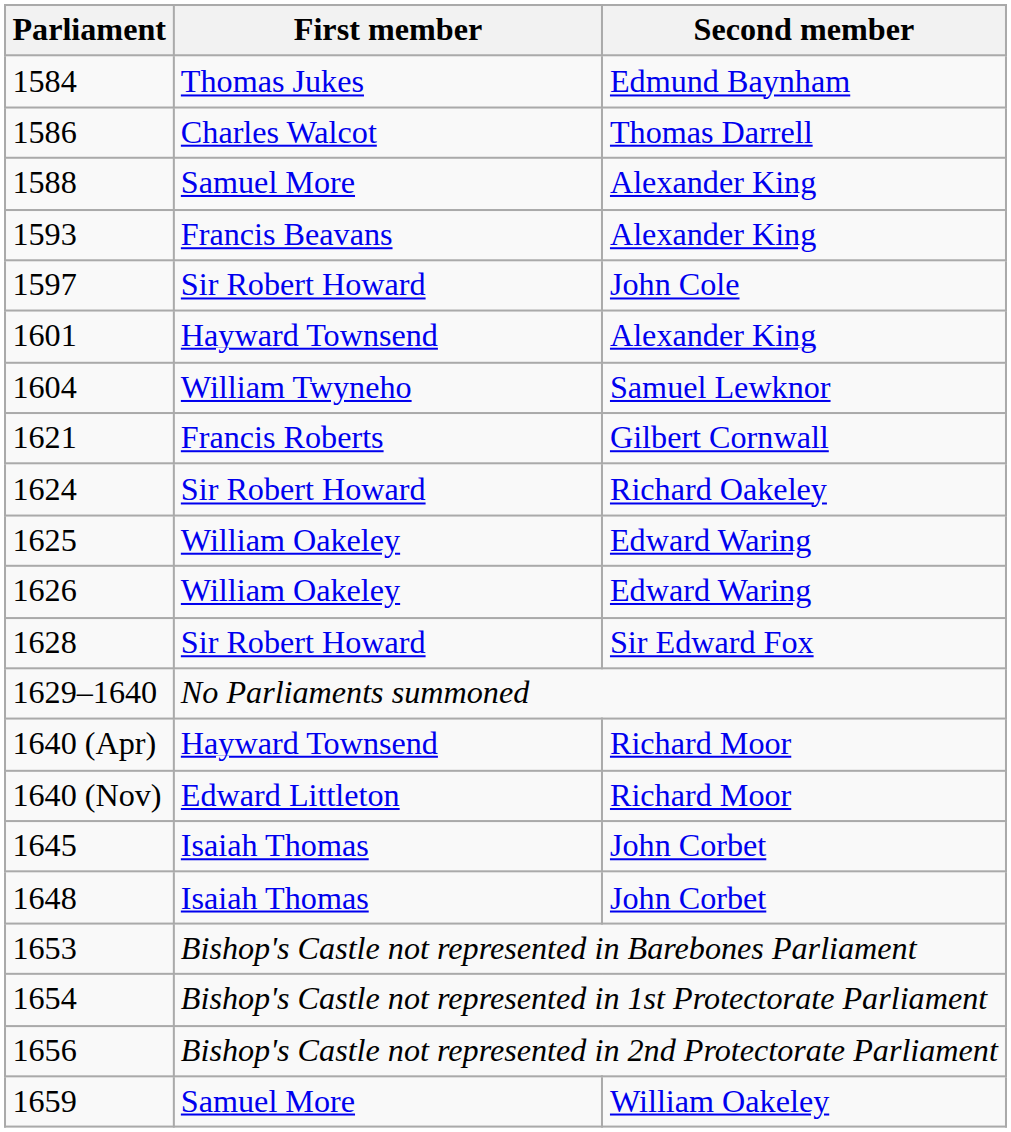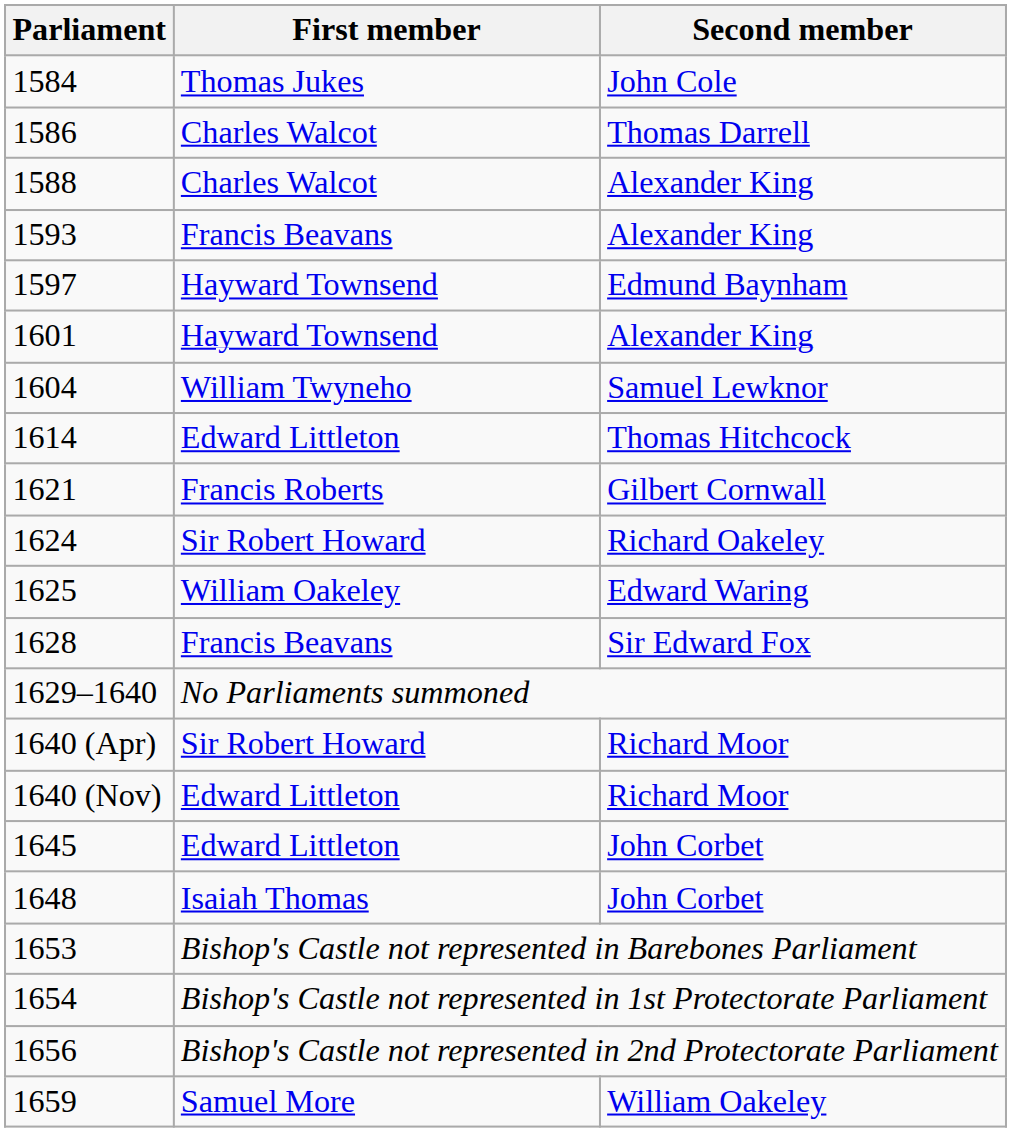(730, 81) Edmund Baynham -> (672, 81) John Cole
(268, 183) Samuel More -> (279, 183) Charles Walcot
(303, 285) Sir Robert Howard -> (309, 285) Hayward Townsend
(675, 285) John Cole -> (727, 285) Edmund Baynham
+ row: (45, 438)
- row: (45, 591)
(303, 642) Sir Robert Howard -> (287, 642) Francis Beavans
(309, 744) Hayward Townsend -> (303, 744) Sir Robert Howard
(275, 846) Isaiah Thomas -> (290, 846) Edward Littleton
